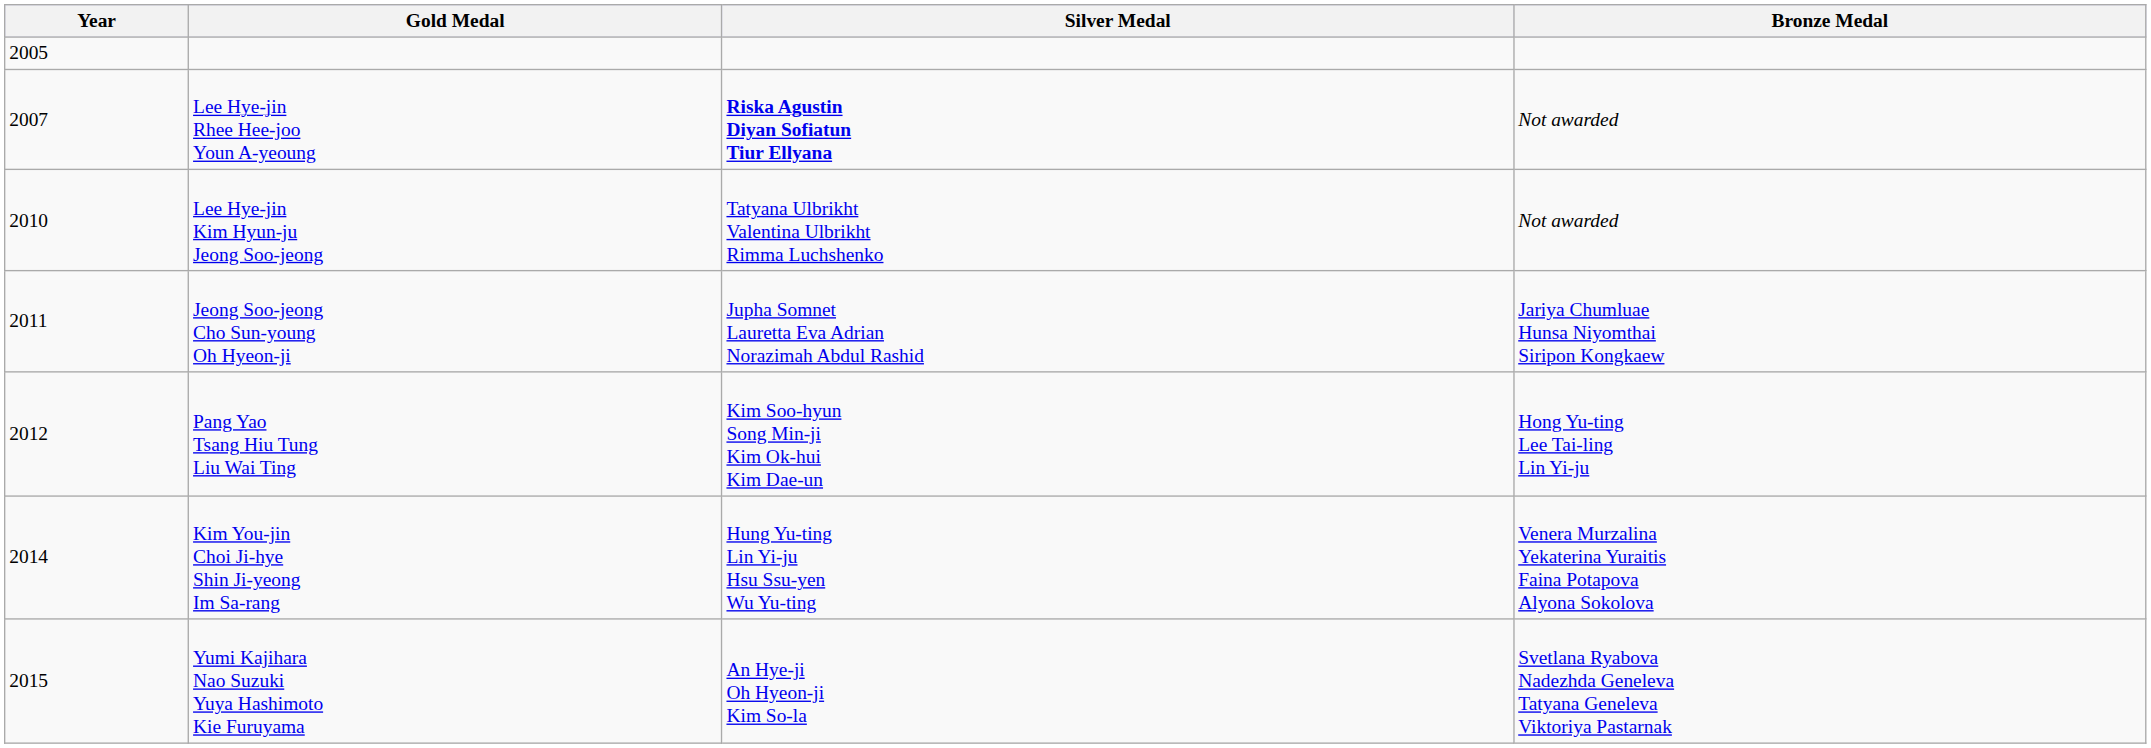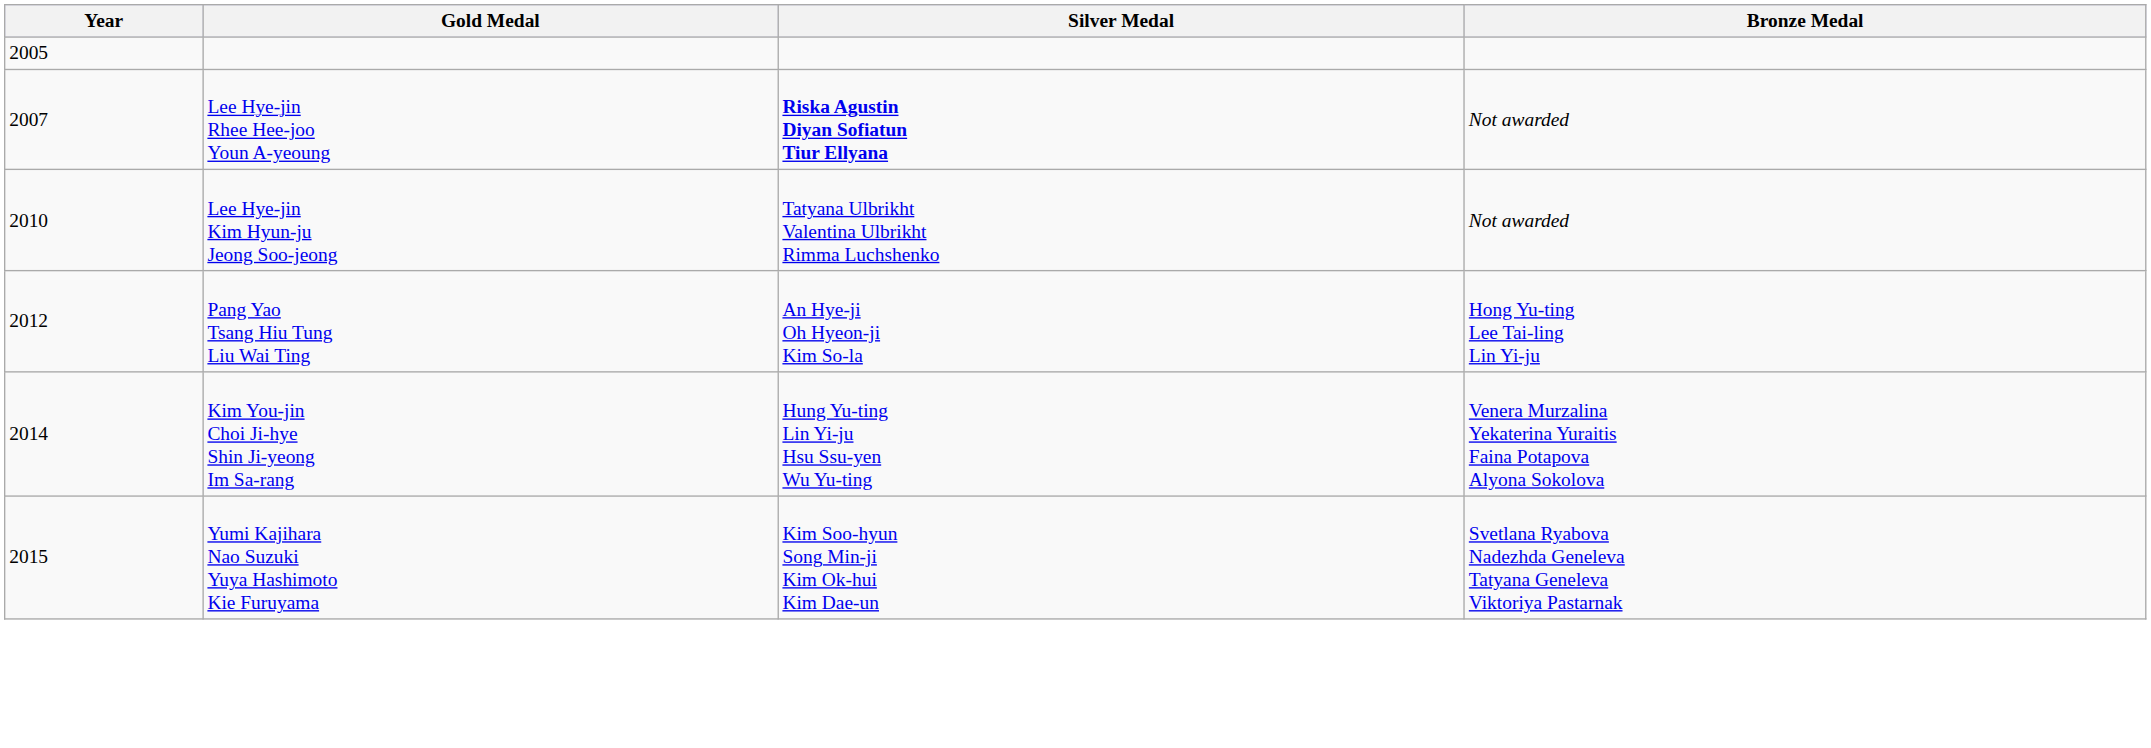- row: (258, 332)
(784, 445) Kim Soo-hyun Song Min-ji Kim Ok-hui Kim Dae-un -> (831, 332) An Hye-ji Oh Hyeon-ji Kim So-la
(775, 692) An Hye-ji Oh Hyeon-ji Kim So-la -> (840, 569) Kim Soo-hyun Song Min-ji Kim Ok-hui Kim Dae-un
